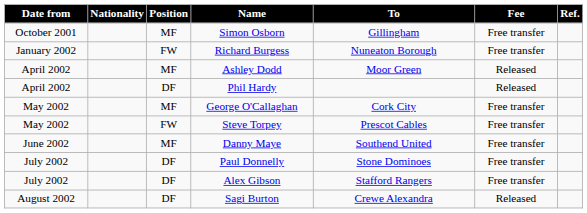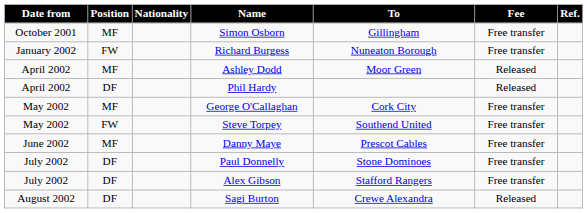columns swapped: (169, 14) <-> (117, 14)
(394, 125) Prescot Cables -> (394, 125) Southend United
(394, 143) Southend United -> (394, 143) Prescot Cables
